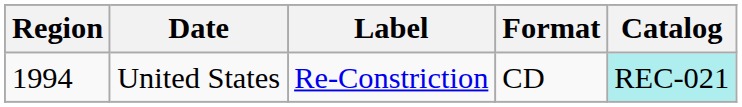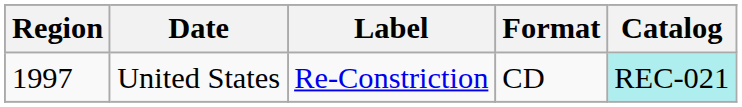(42, 76) 1994 -> (42, 76) 1997
